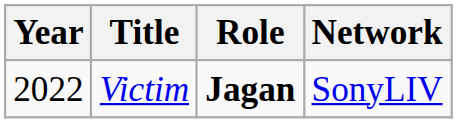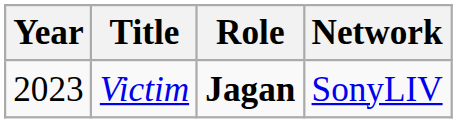(48, 88) 2022 -> (48, 88) 2023
